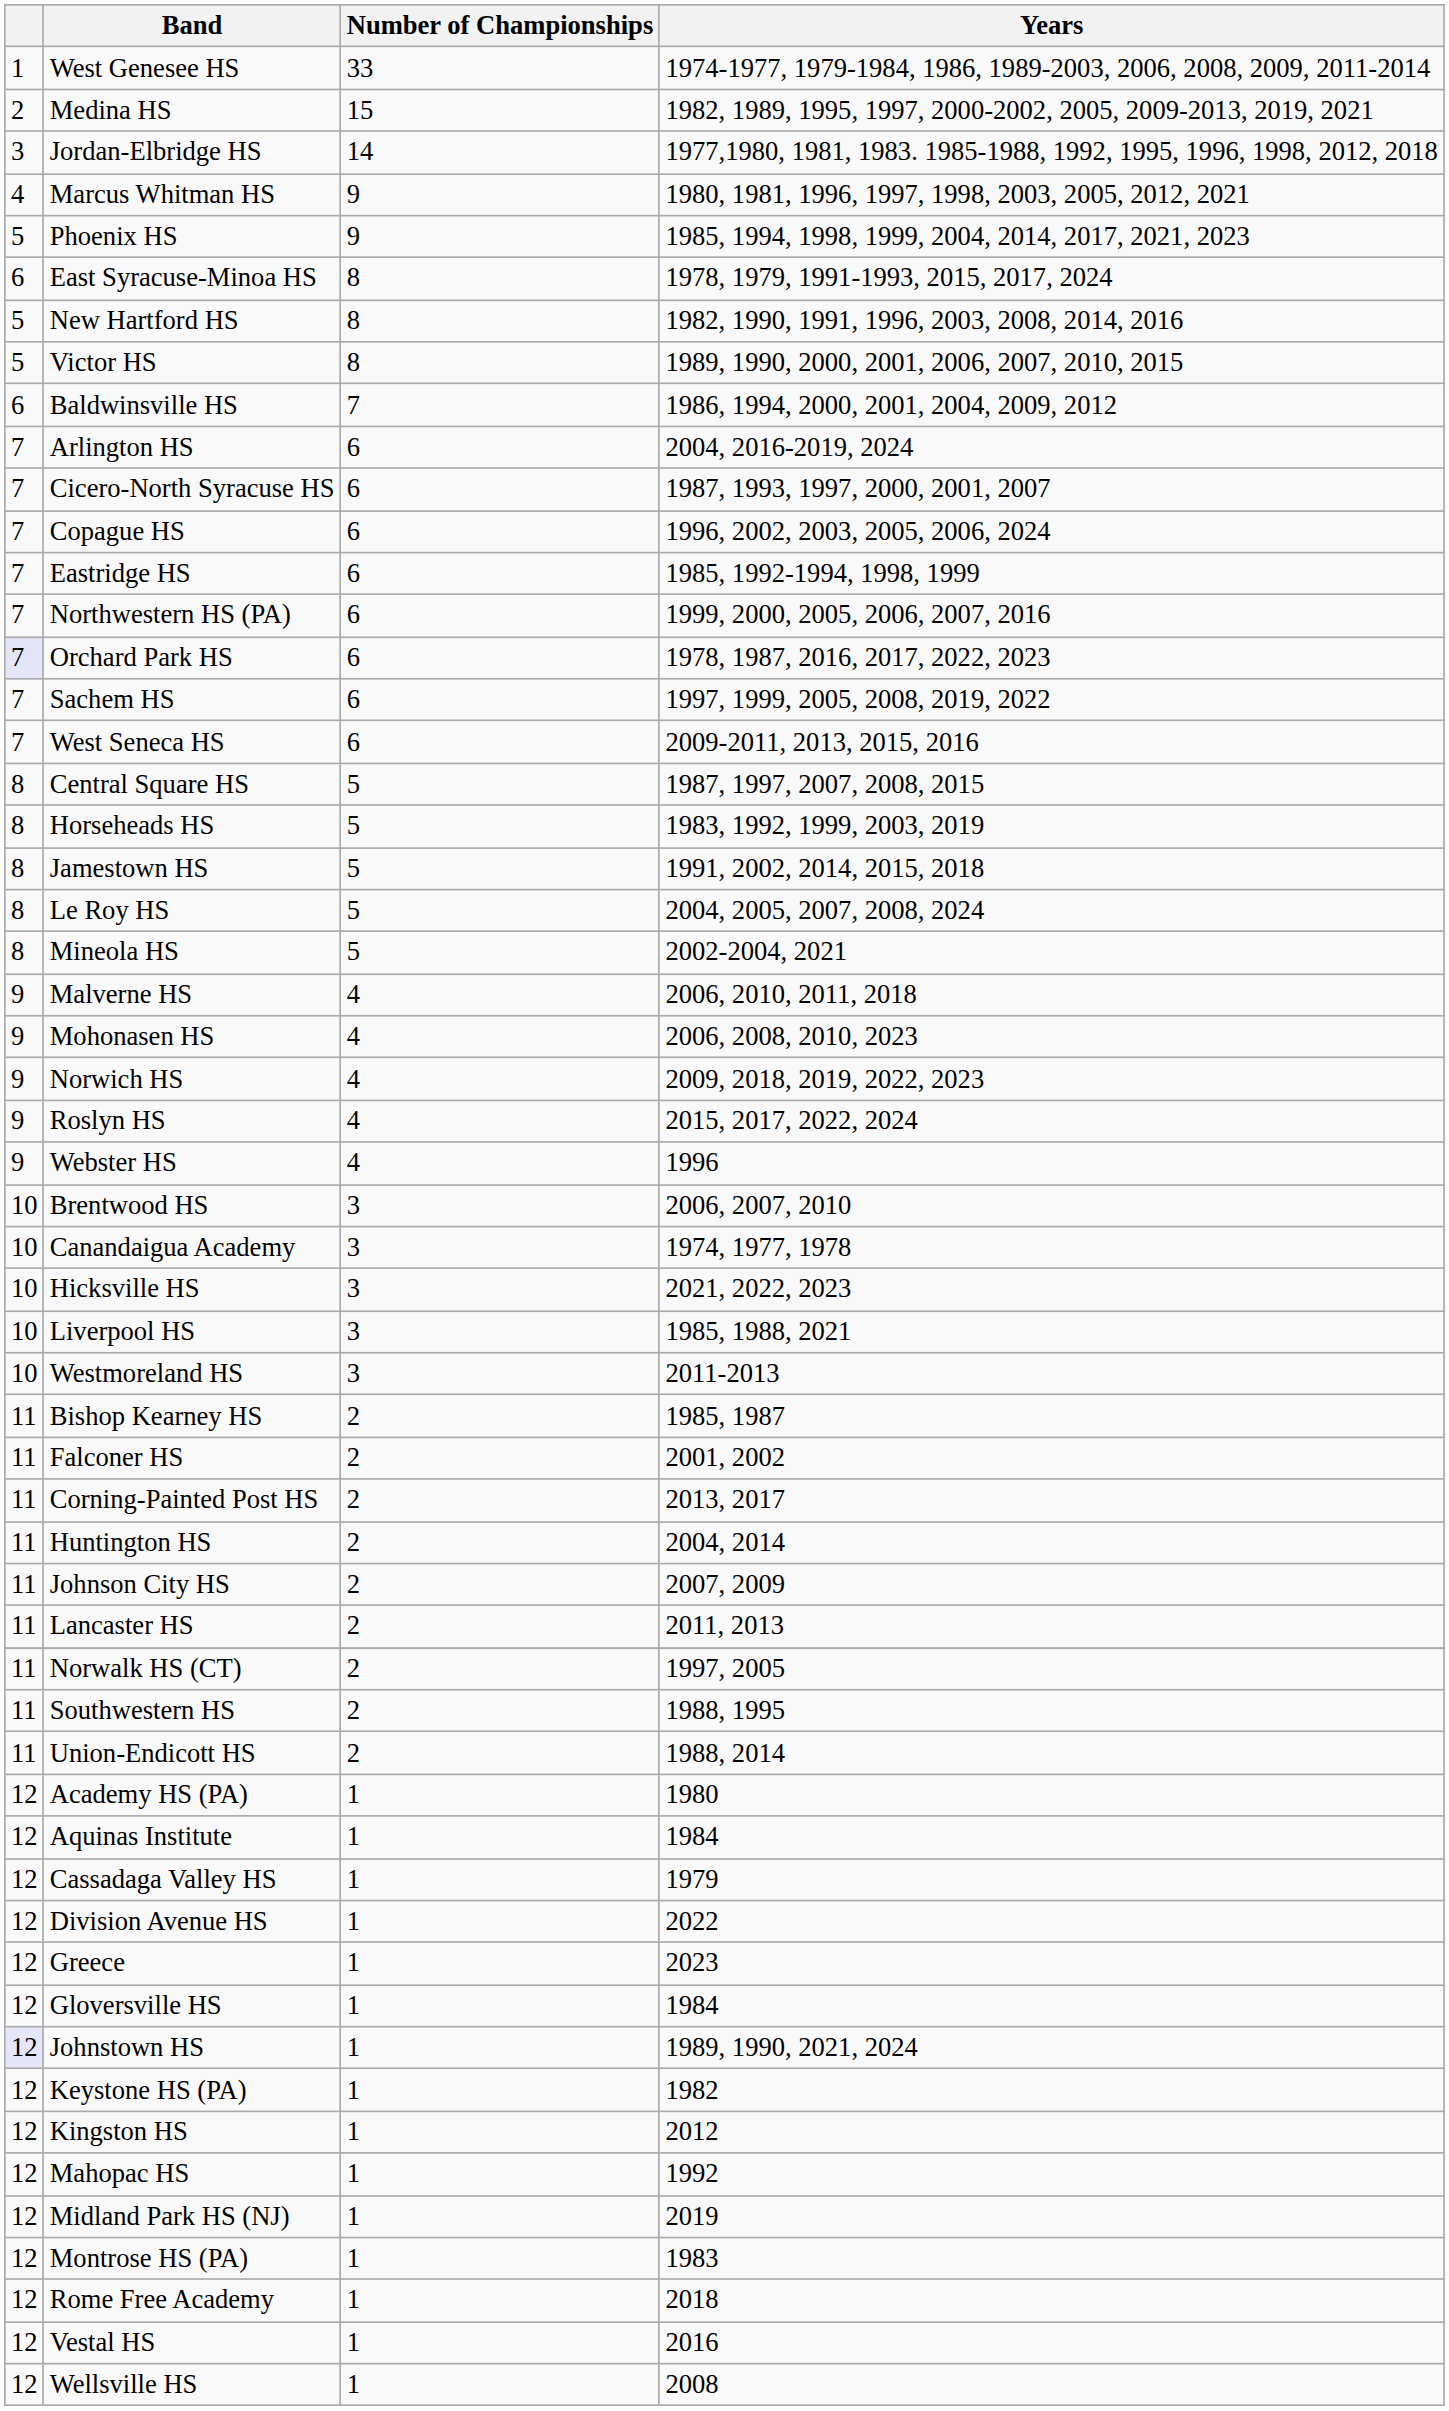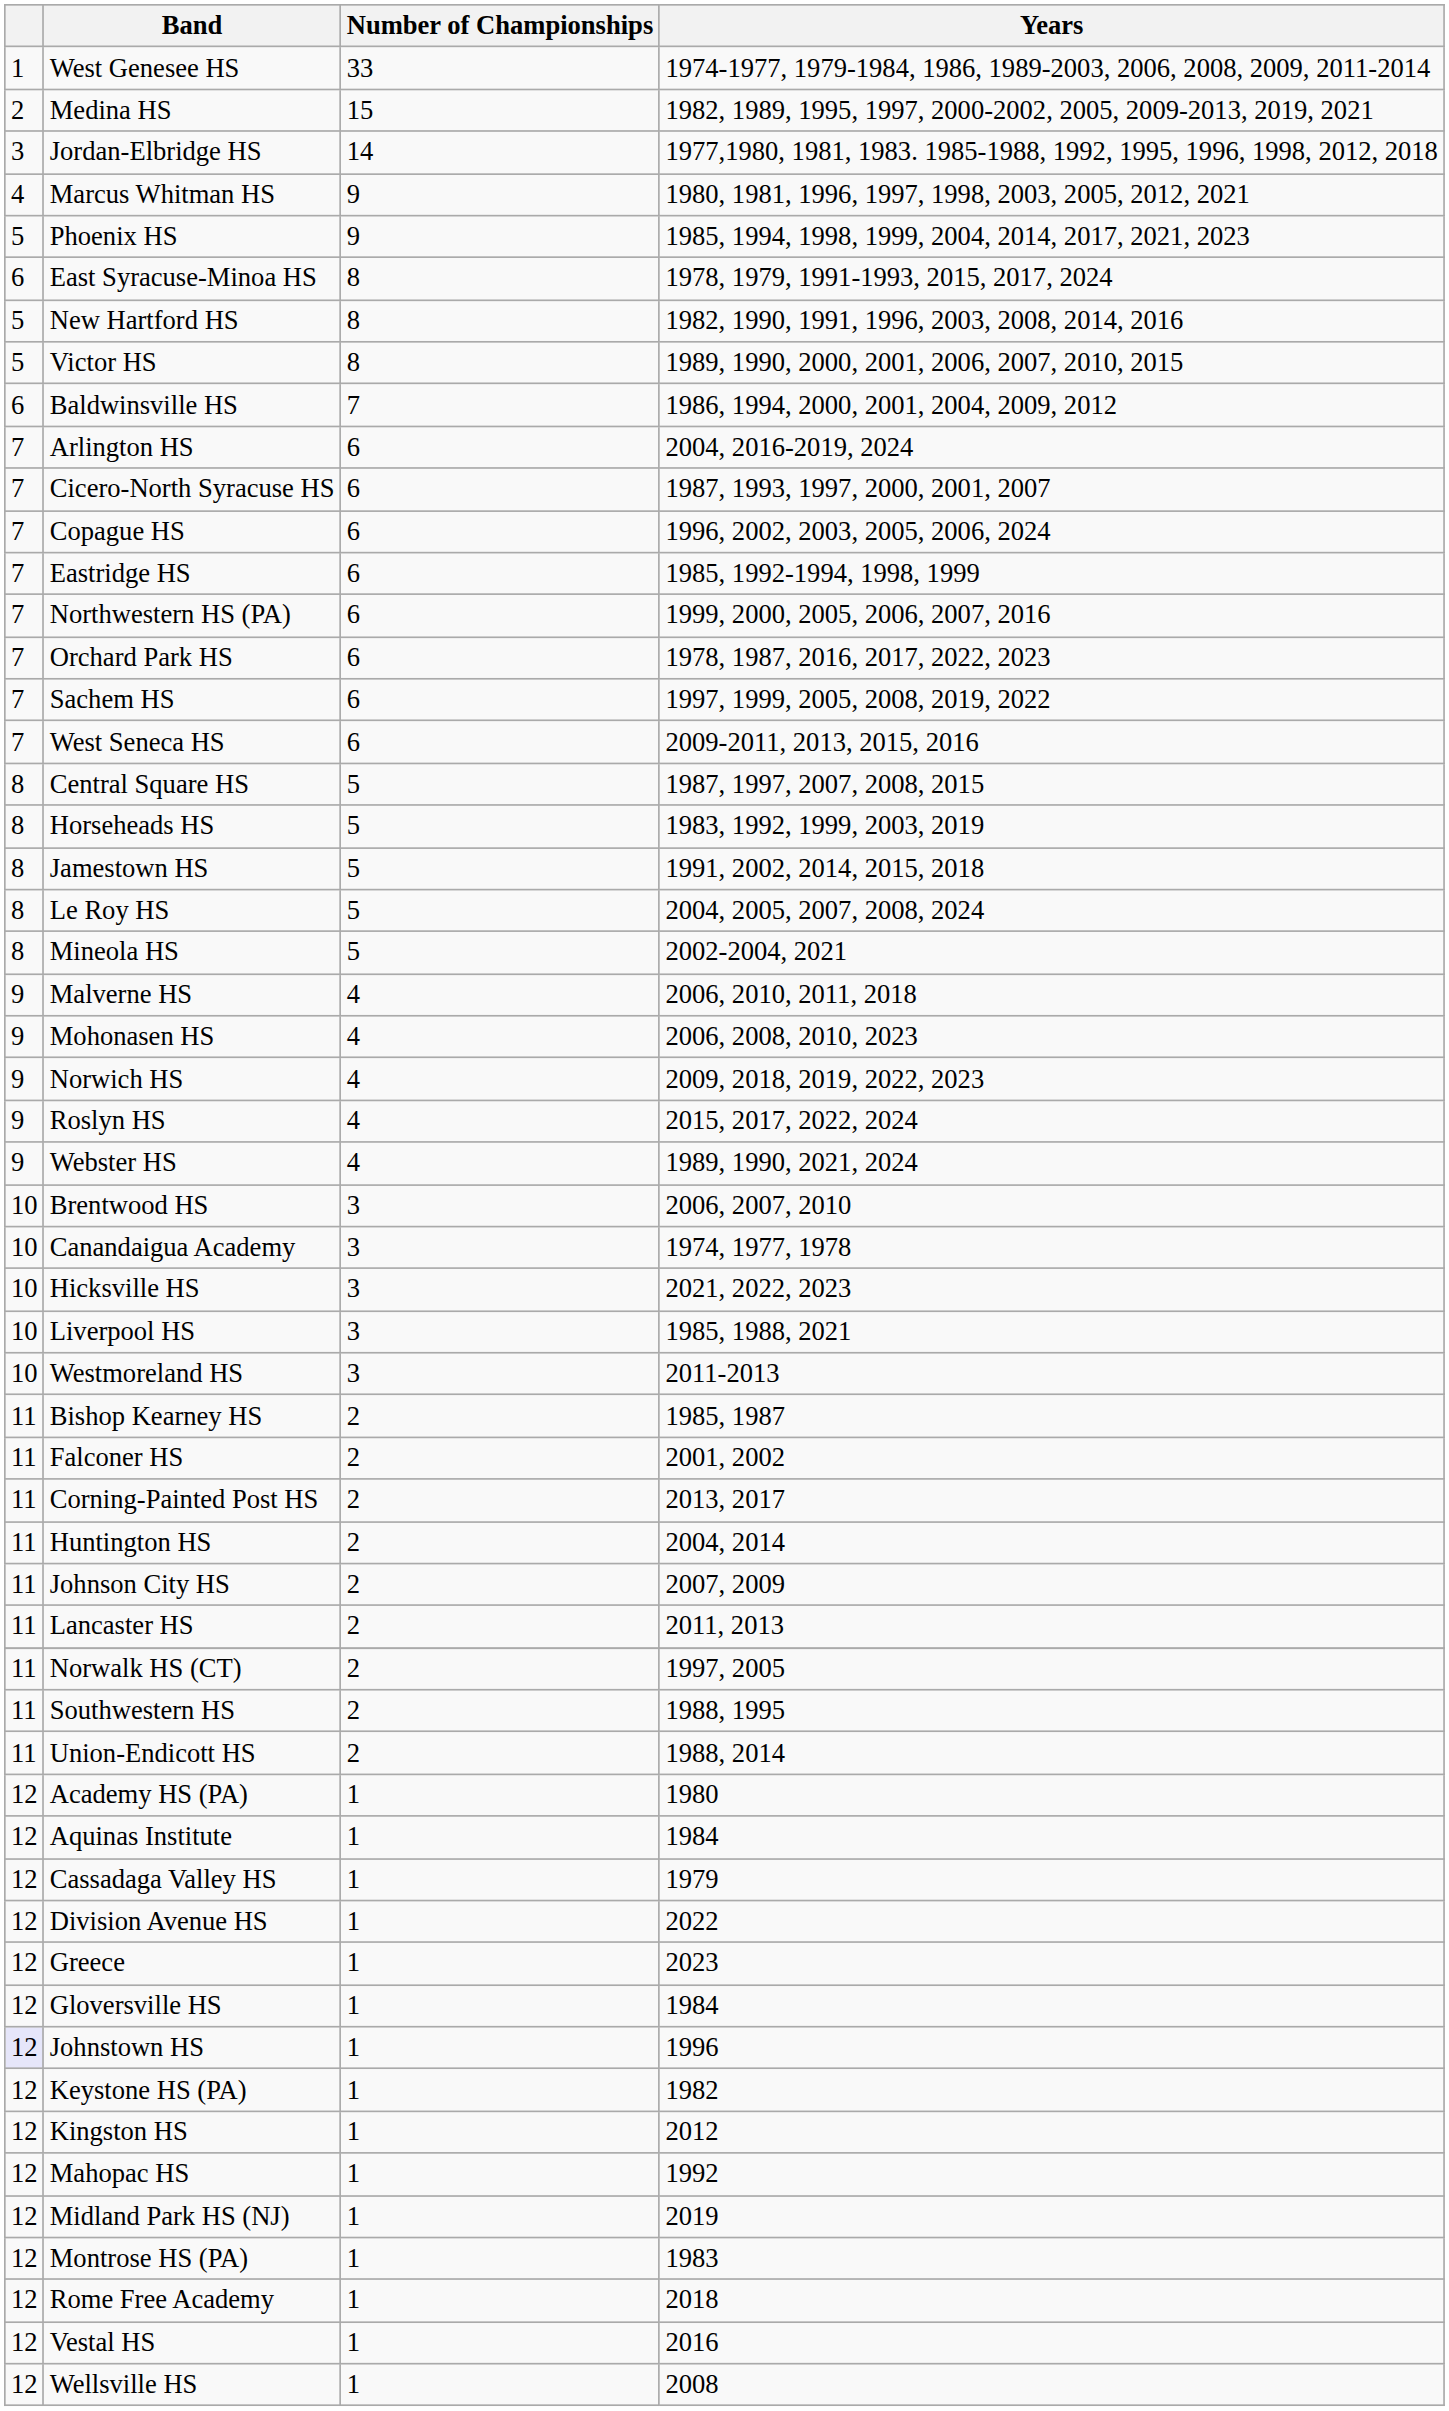(18, 657) lavender background -> (18, 657) no background
(692, 1162) 1996 -> (792, 1162) 1989, 1990, 2021, 2024
(792, 2047) 1989, 1990, 2021, 2024 -> (692, 2047) 1996
